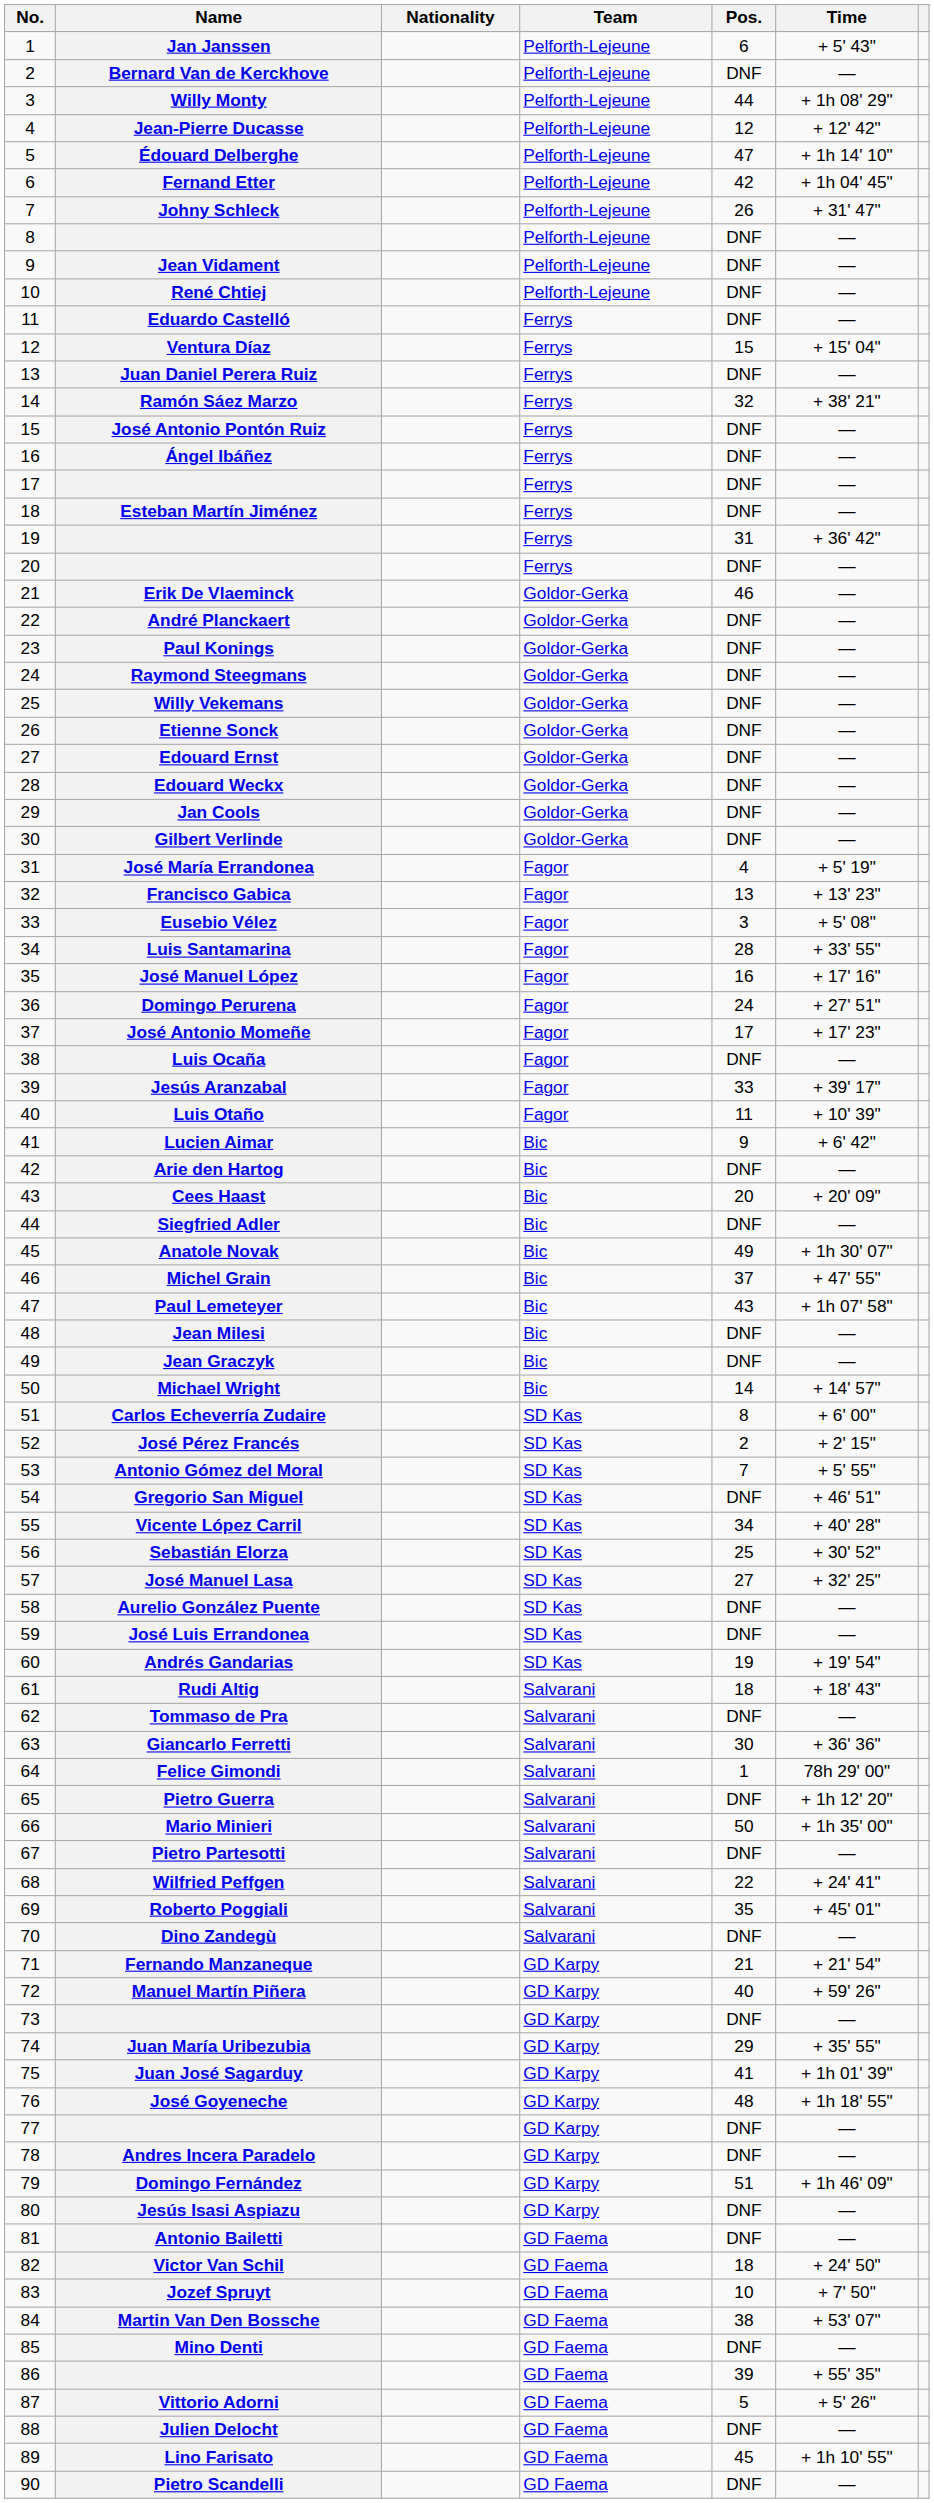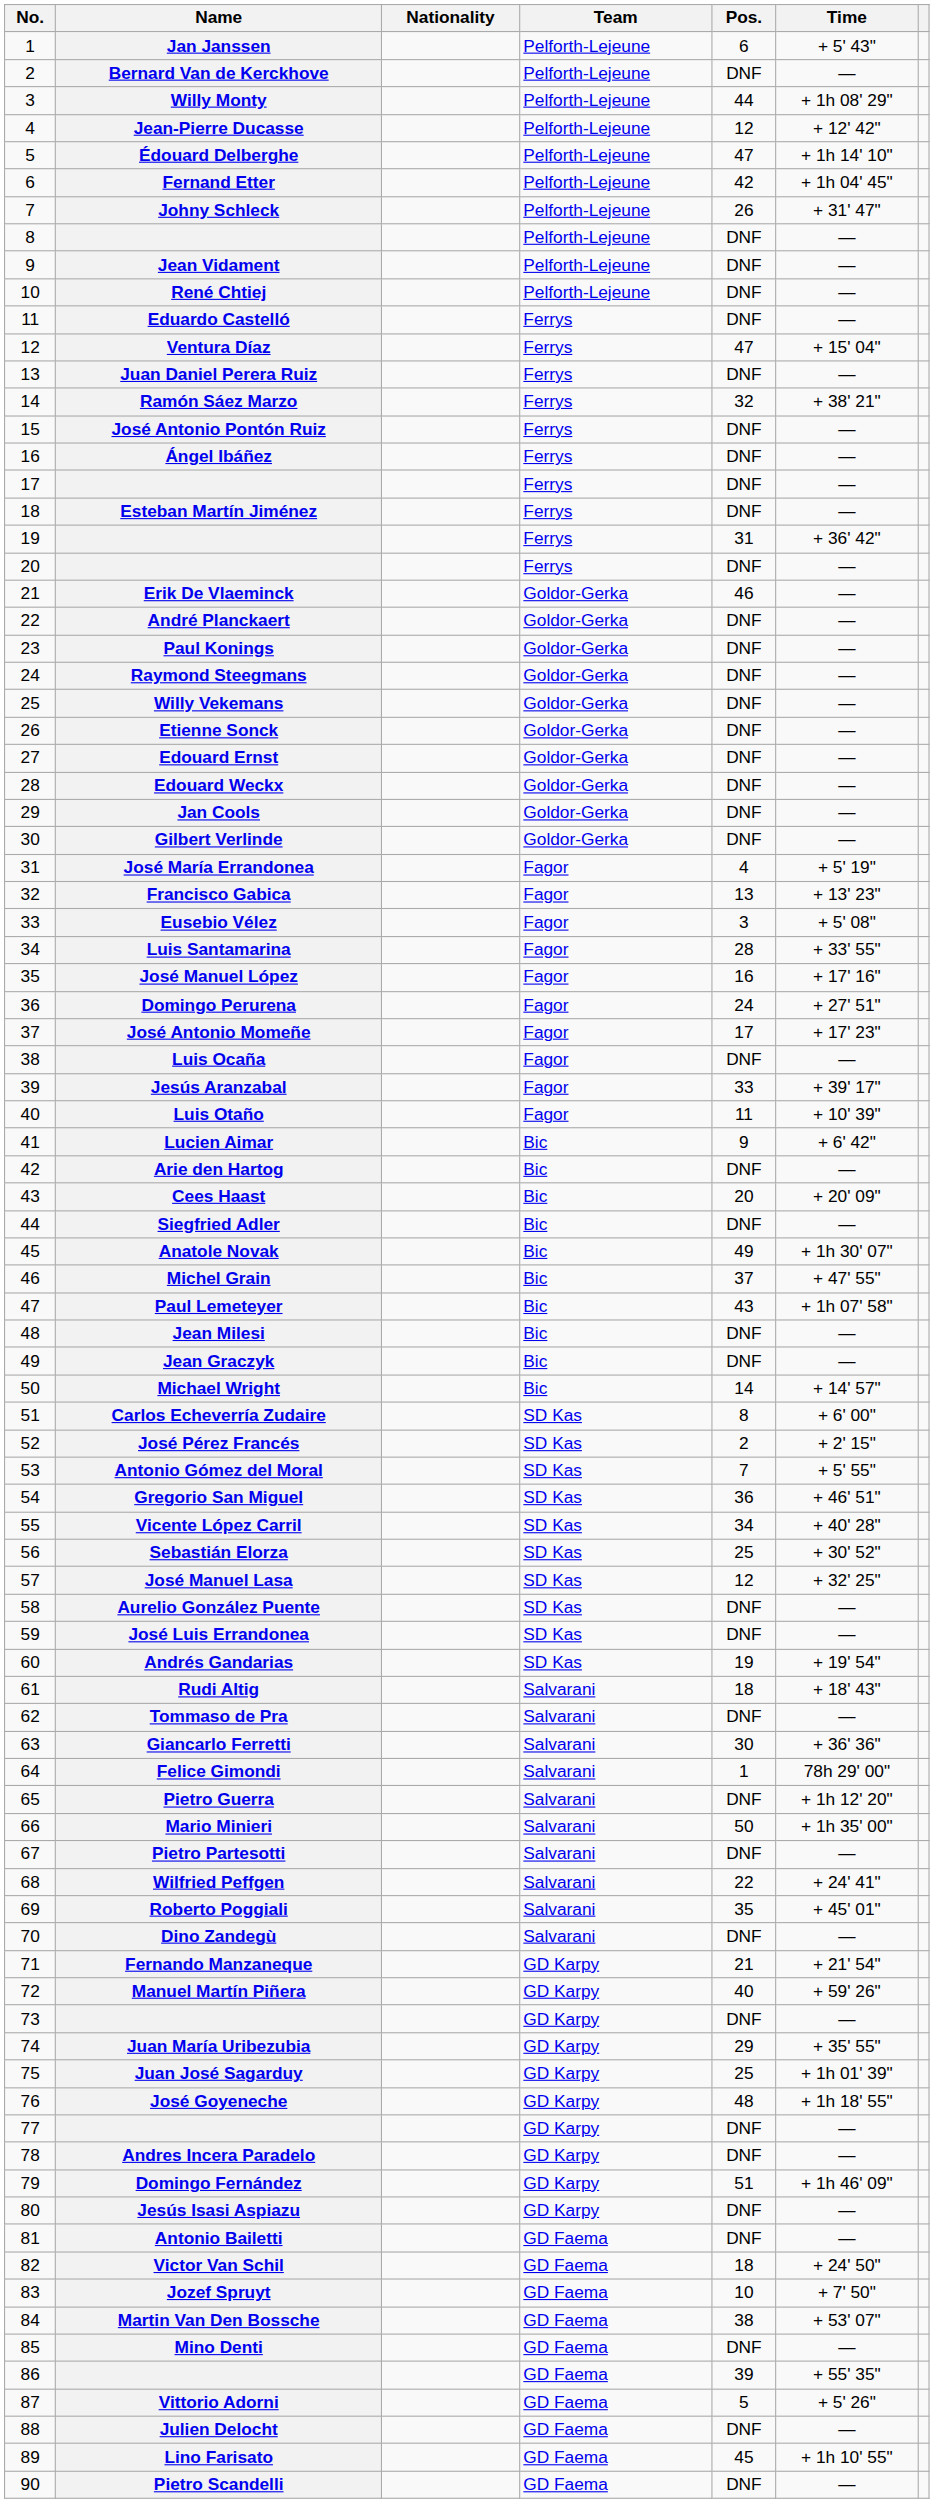(744, 347) 15 -> (744, 347) 47
(744, 1498) DNF -> (744, 1498) 36
(744, 1580) 27 -> (744, 1580) 12
(744, 2073) 41 -> (744, 2073) 25
